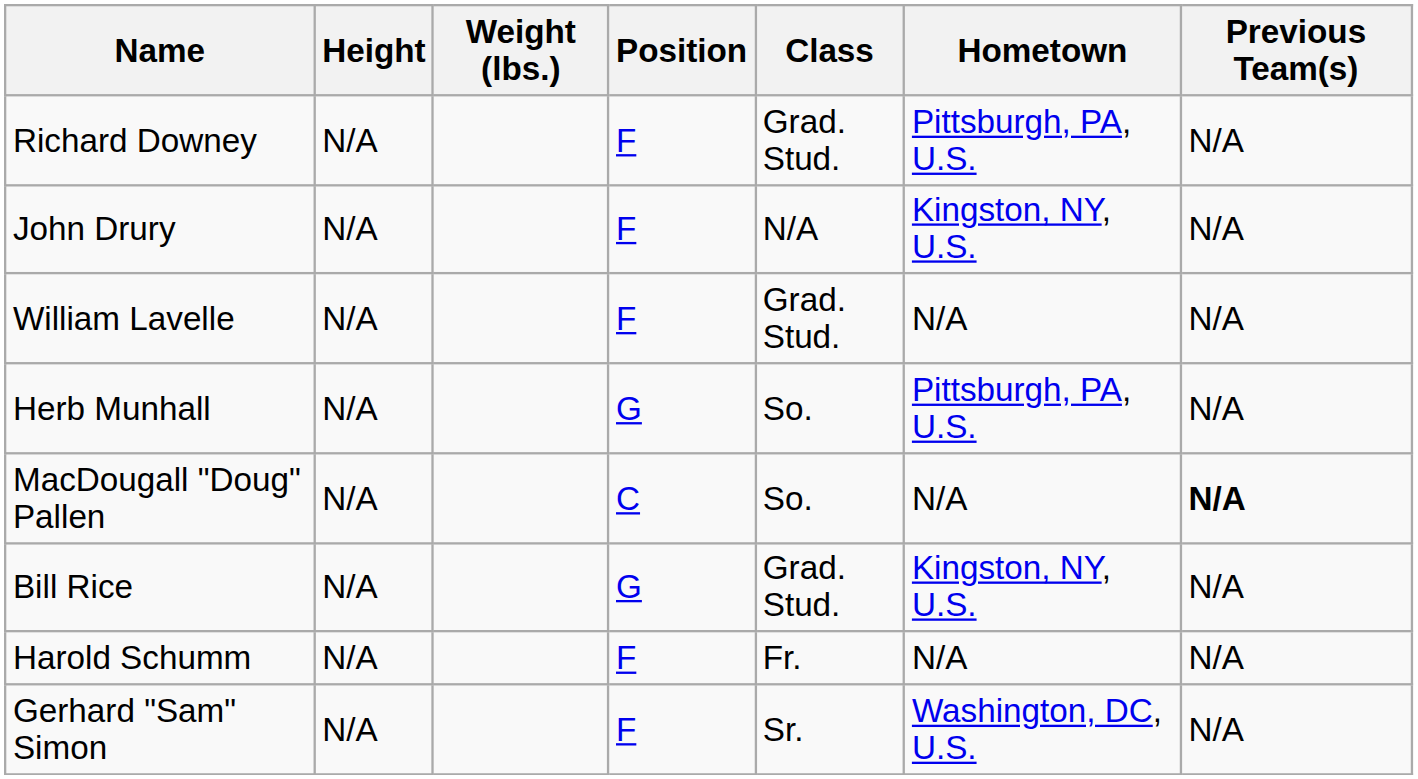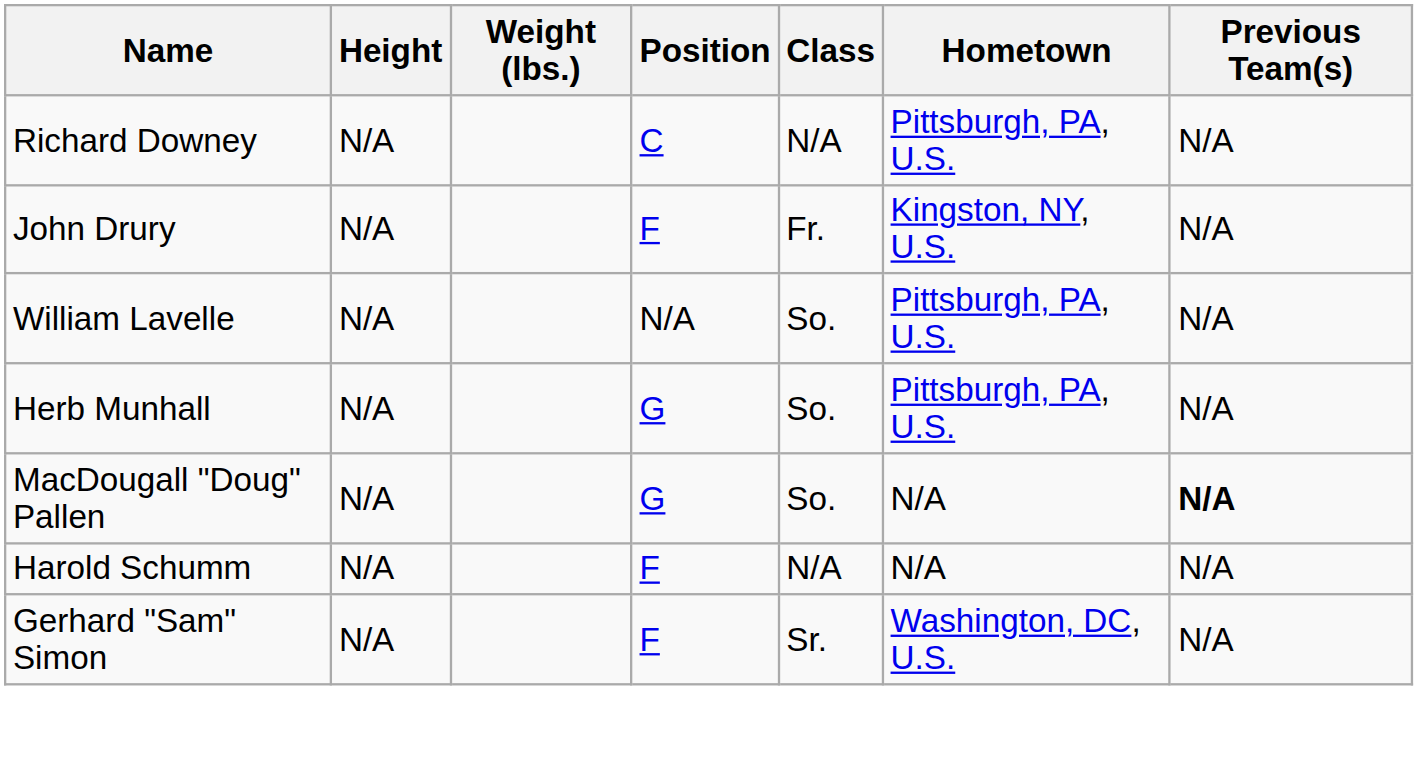(626, 140) F -> (652, 140) C
(804, 140) Grad. Stud. -> (814, 140) N/A
(790, 229) N/A -> (806, 229) Fr.
(626, 319) F -> (667, 319) N/A
(804, 319) Grad. Stud. -> (811, 319) So.
(940, 319) N/A -> (1000, 319) Pittsburgh, PA, U.S.
(628, 498) C -> (652, 498) G
- row: (73, 587)
(782, 658) Fr. -> (814, 569) N/A
